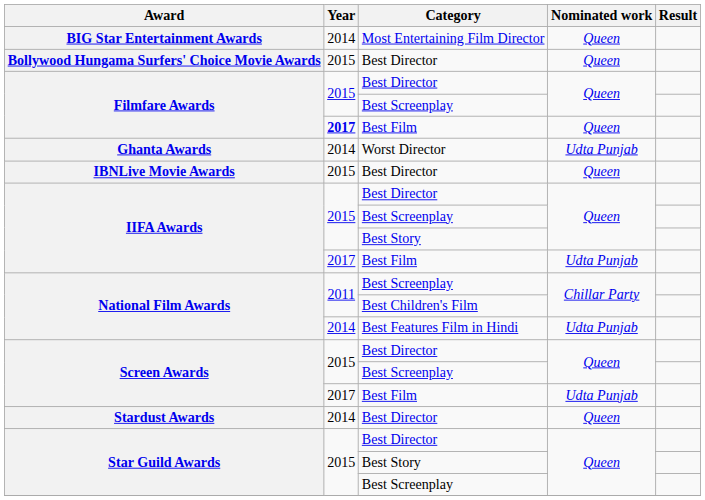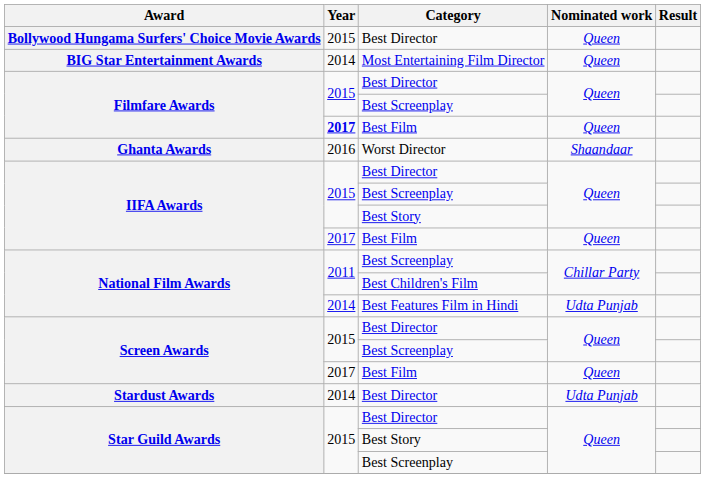rows swapped: (164, 37) <-> (164, 60)
(341, 149) 2014 -> (341, 149) 2016
(602, 149) Udta Punjab -> (602, 149) Shaandaar
- row: (164, 171)
(602, 261) Udta Punjab -> (602, 238) Queen
(602, 395) Udta Punjab -> (602, 372) Queen
(602, 417) Queen -> (602, 395) Udta Punjab
